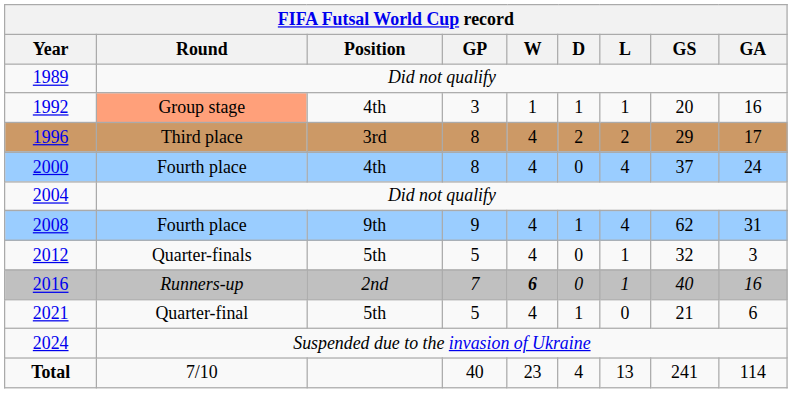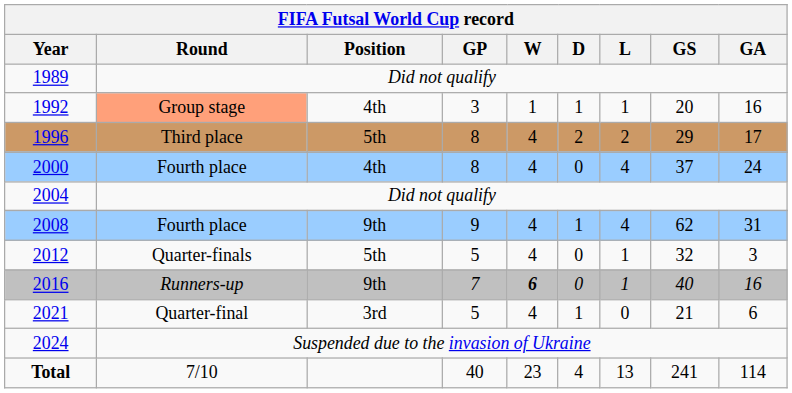(375, 137) 3rd -> (375, 137) 5th
(375, 284) 2nd -> (375, 284) 9th
(375, 314) 5th -> (375, 314) 3rd
